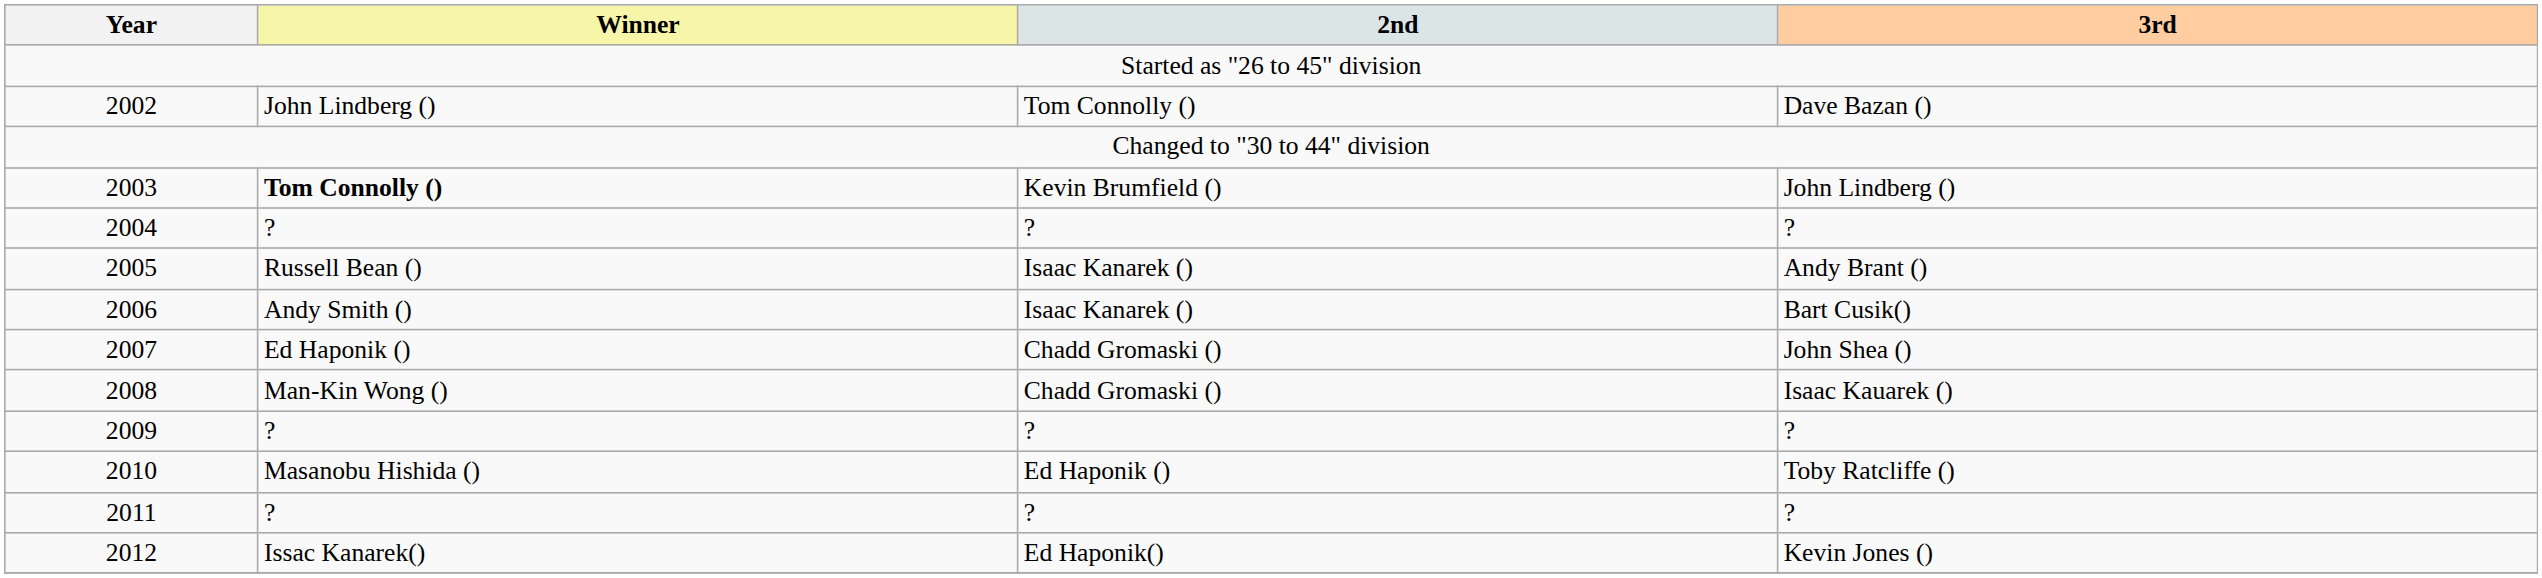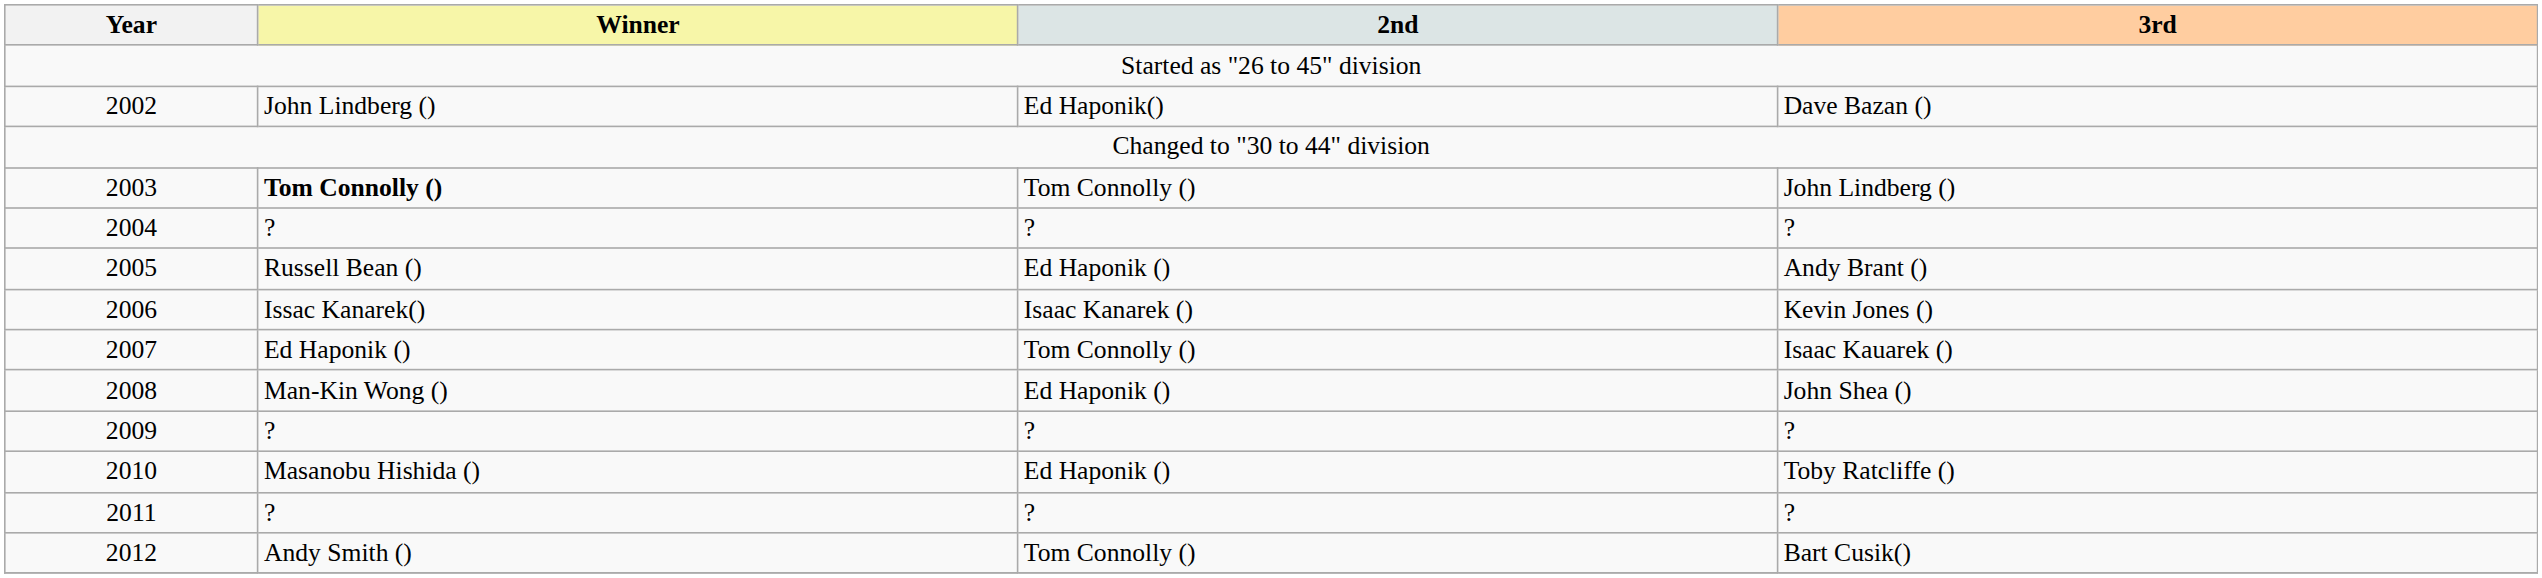(1110, 106) Tom Connolly () -> (1094, 106) Ed Haponik()
(1123, 187) Kevin Brumfield () -> (1110, 187) Tom Connolly ()
(1108, 268) Isaac Kanarek () -> (1097, 268) Ed Haponik ()
(338, 308) Andy Smith () -> (345, 308) Issac Kanarek()
(1847, 308) Bart Cusik() -> (1858, 308) Kevin Jones ()
(1123, 349) Chadd Gromaski () -> (1110, 349) Tom Connolly ()
(1848, 349) John Shea () -> (1868, 349) Isaac Kauarek ()
(1123, 390) Chadd Gromaski () -> (1097, 390) Ed Haponik ()
(1868, 390) Isaac Kauarek () -> (1848, 390) John Shea ()
(345, 552) Issac Kanarek() -> (338, 552) Andy Smith ()
(1094, 552) Ed Haponik() -> (1110, 552) Tom Connolly ()
(1858, 552) Kevin Jones () -> (1847, 552) Bart Cusik()
